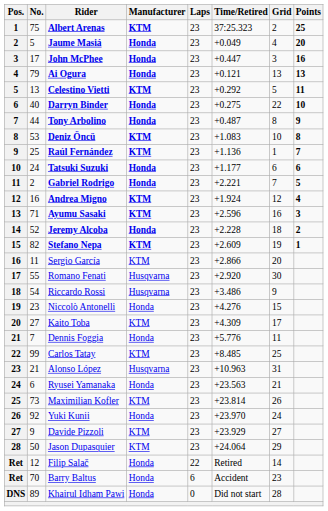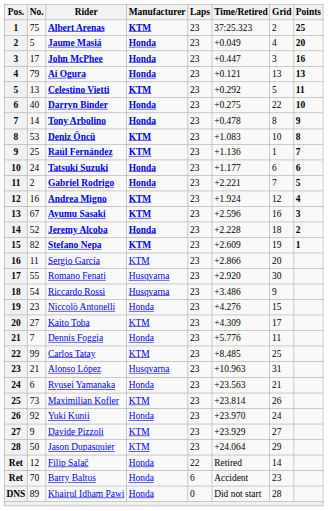(34, 121) 44 -> (34, 121) 14
(227, 121) +0.487 -> (227, 121) +0.478
(34, 214) 71 -> (34, 214) 67
